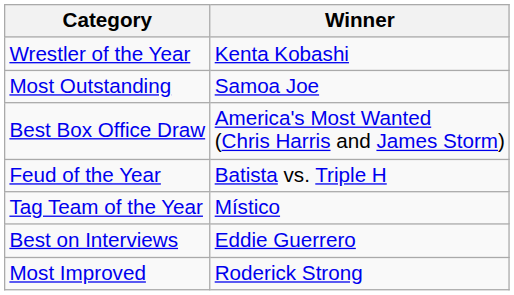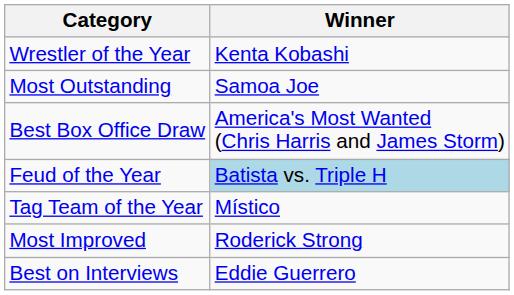(301, 175) no background -> (301, 175) lightblue background
rows swapped: (78, 273) <-> (94, 240)
